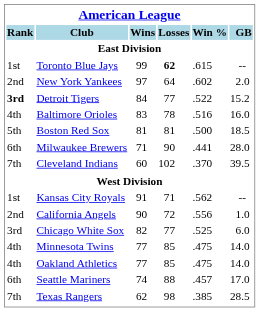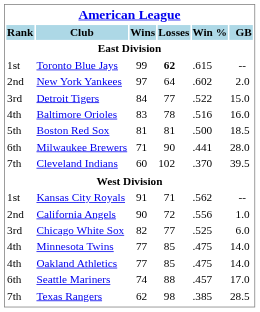(16, 98) bold -> (15, 98) normal
(240, 98) 15.2 -> (240, 98) 15.0
